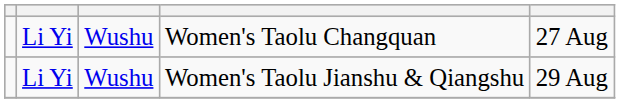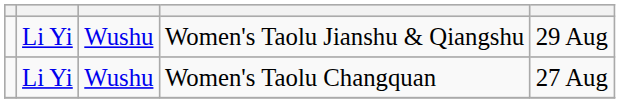rows swapped: (301, 36) <-> (345, 77)
